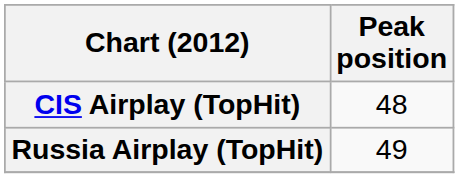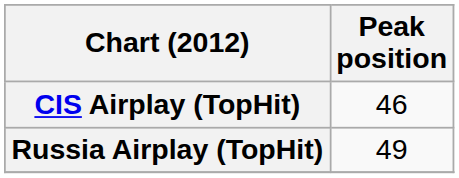(392, 104) 48 -> (392, 104) 46
